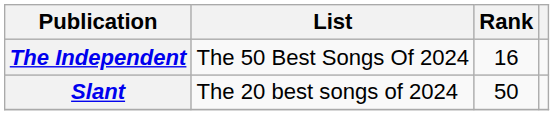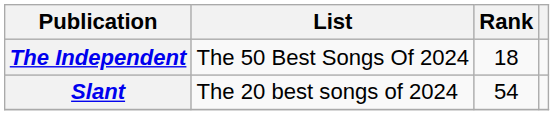(506, 57) 16 -> (506, 57) 18
(506, 92) 50 -> (506, 92) 54
